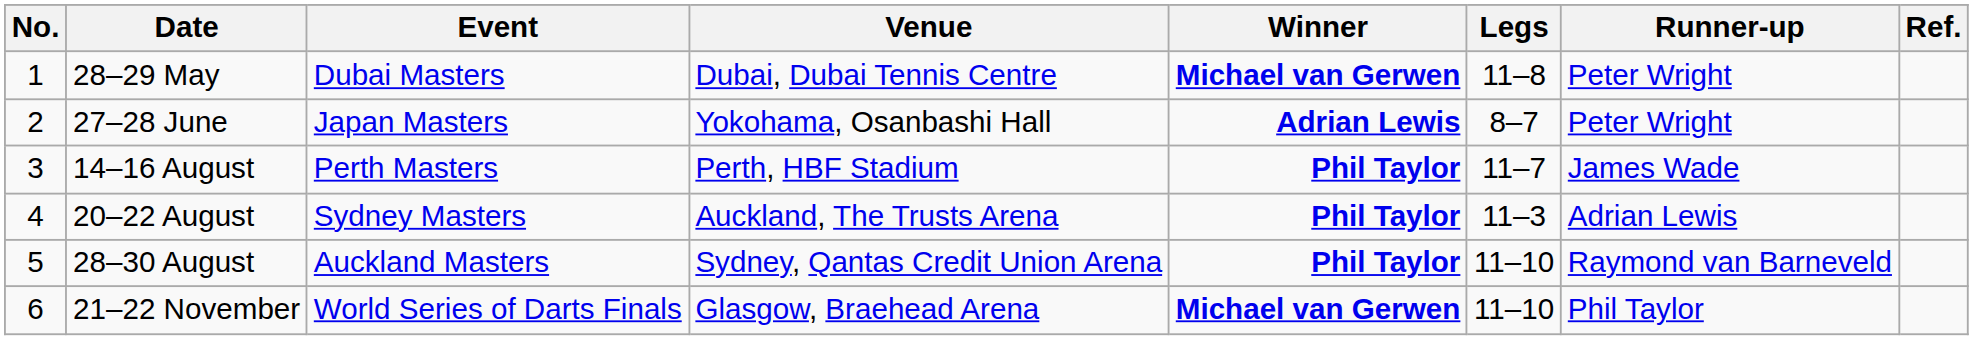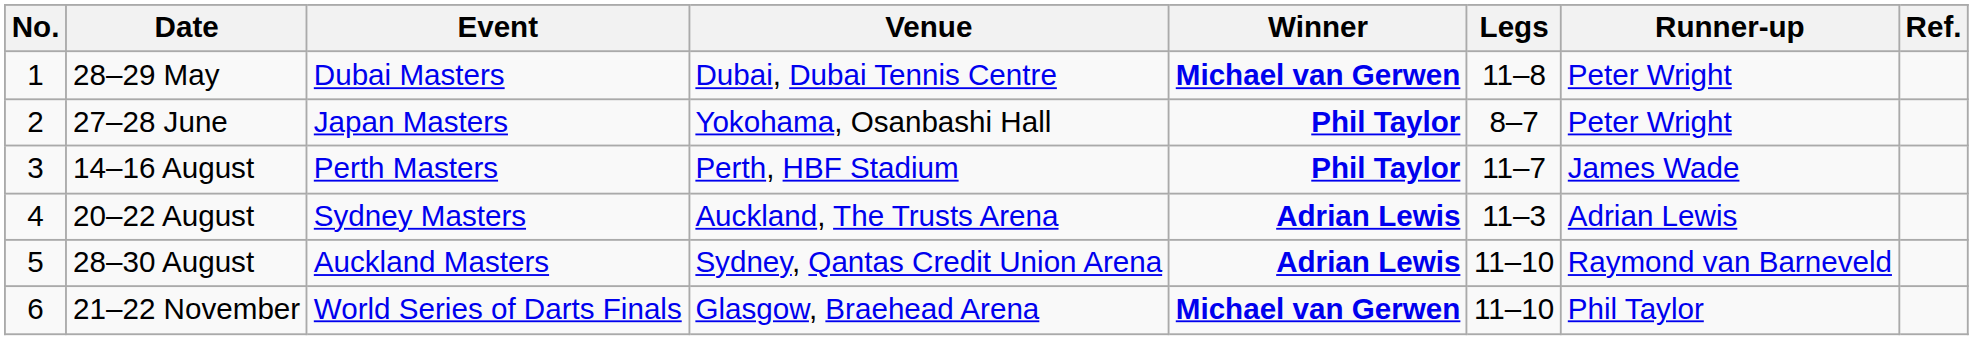(1368, 121) Adrian Lewis -> (1386, 121) Phil Taylor
(1386, 215) Phil Taylor -> (1368, 215) Adrian Lewis
(1386, 262) Phil Taylor -> (1368, 262) Adrian Lewis
